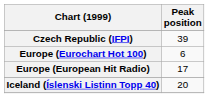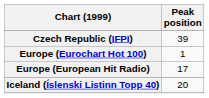(183, 54) 6 -> (183, 54) 1
